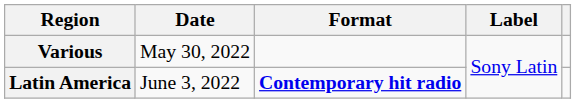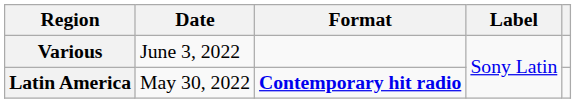(195, 51) May 30, 2022 -> (190, 51) June 3, 2022
(190, 82) June 3, 2022 -> (195, 82) May 30, 2022
